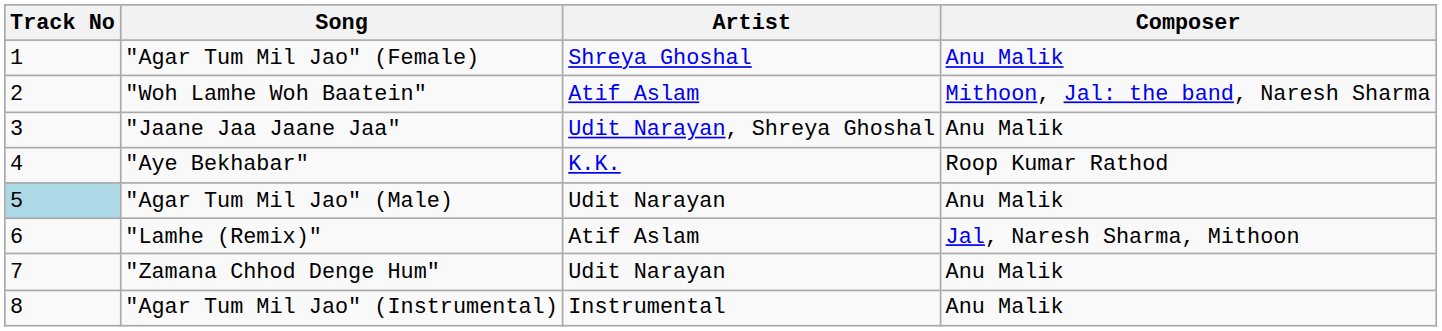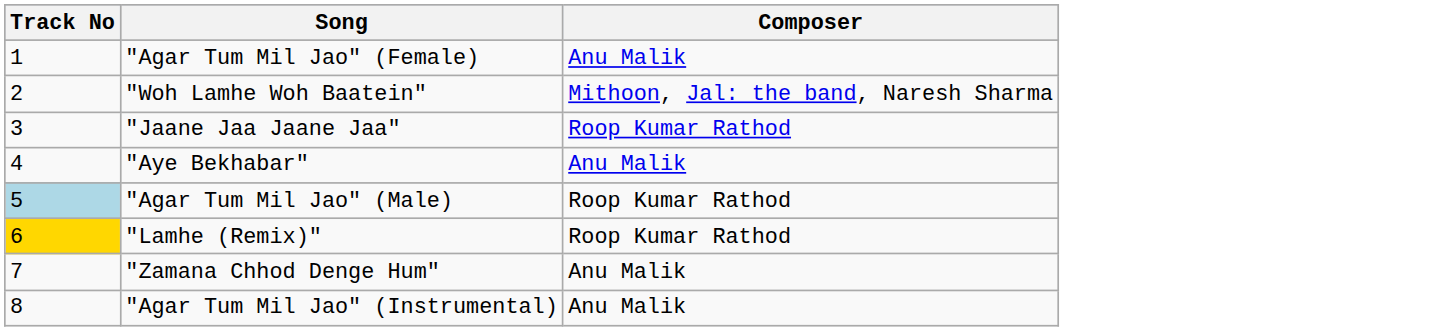- column: (752, 23)
(1005, 129) Anu Malik -> (680, 129) Roop Kumar Rathod
(1057, 165) Roop Kumar Rathod -> (627, 165) Anu Malik
(1005, 201) Anu Malik -> (680, 201) Roop Kumar Rathod
(17, 236) no background -> (17, 236) gold background
(1123, 236) Jal, Naresh Sharma, Mithoon -> (680, 236) Roop Kumar Rathod
